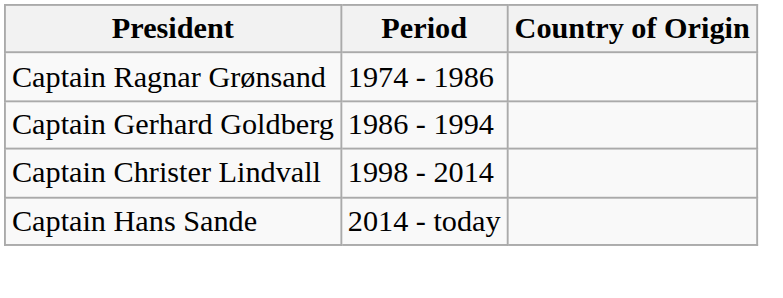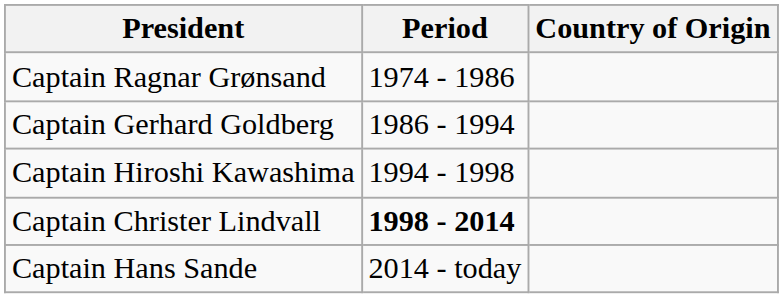+ row: (183, 172)
(421, 172) normal -> (442, 220) bold
